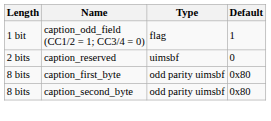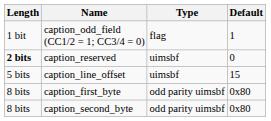(18, 58) normal -> (19, 58) bold
+ row: (85, 74)
